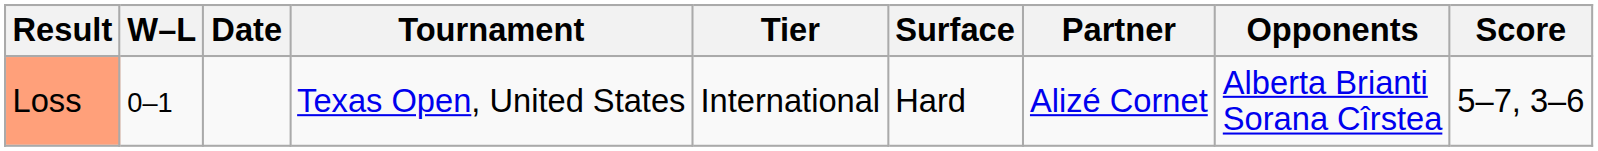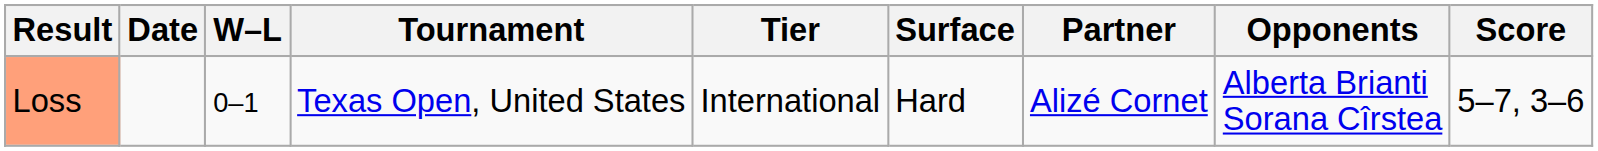columns swapped: (162, 30) <-> (247, 30)
